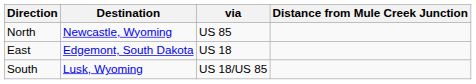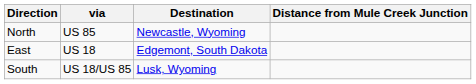columns swapped: (233, 13) <-> (128, 13)
